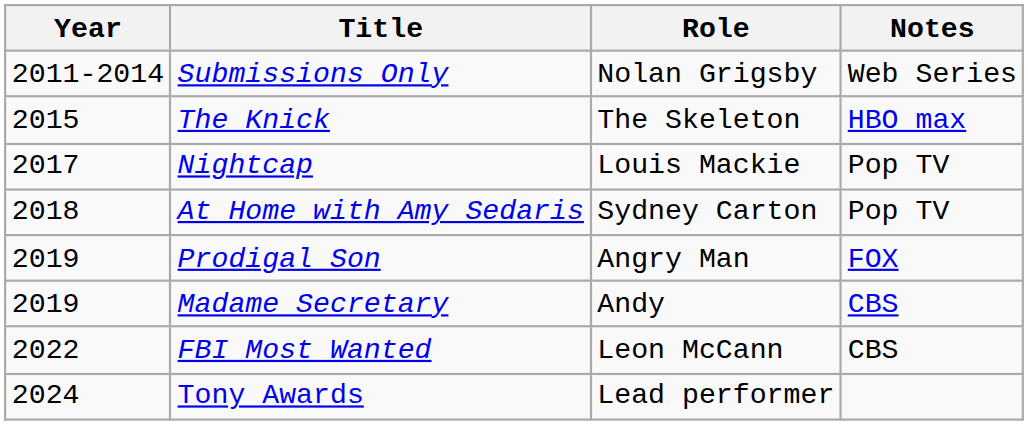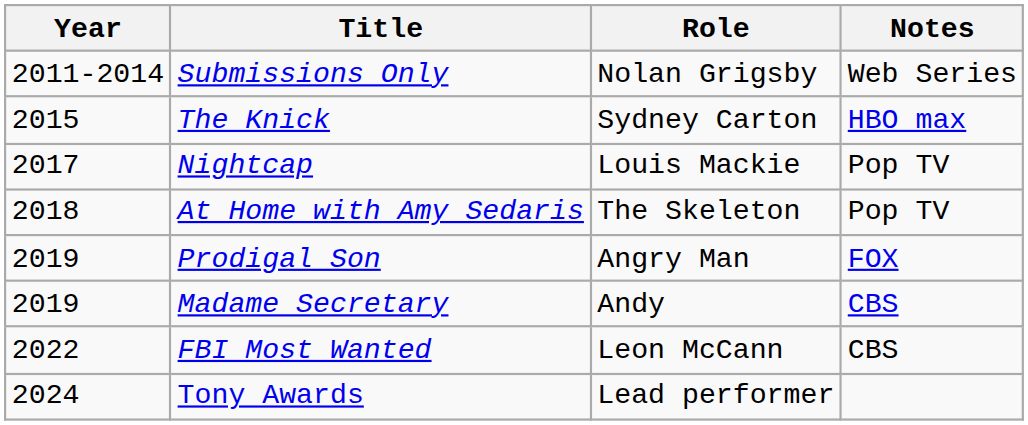(699, 120) The Skeleton -> (707, 120) Sydney Carton
(707, 212) Sydney Carton -> (699, 212) The Skeleton
